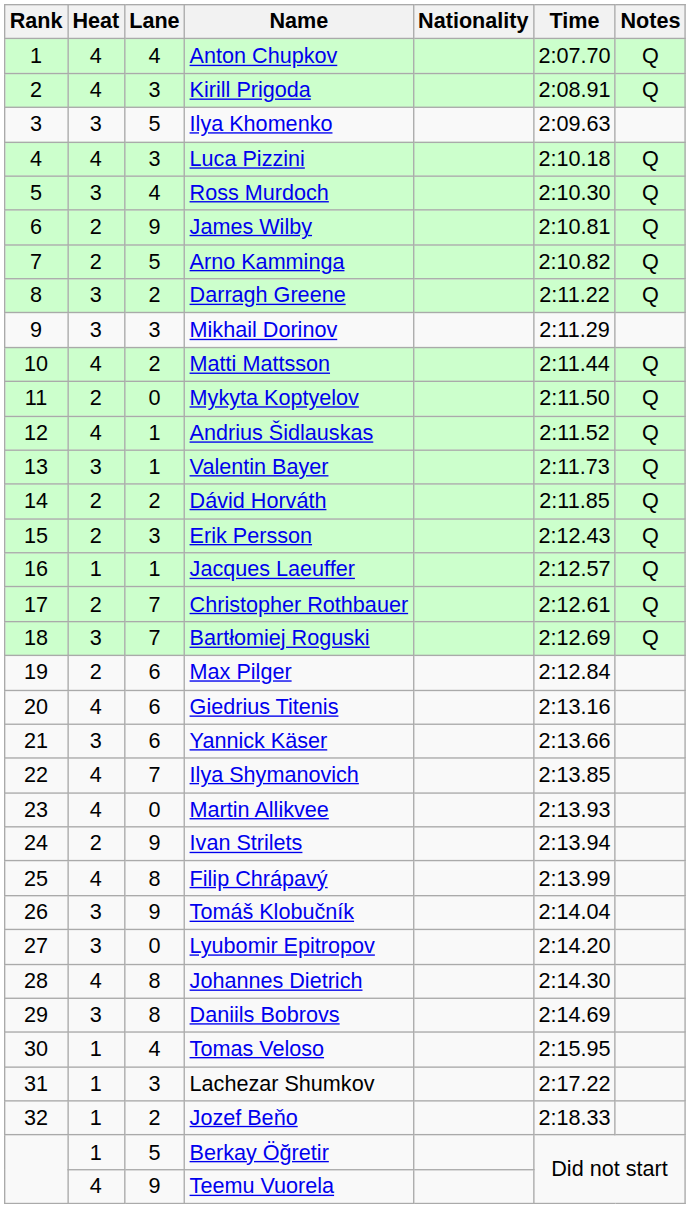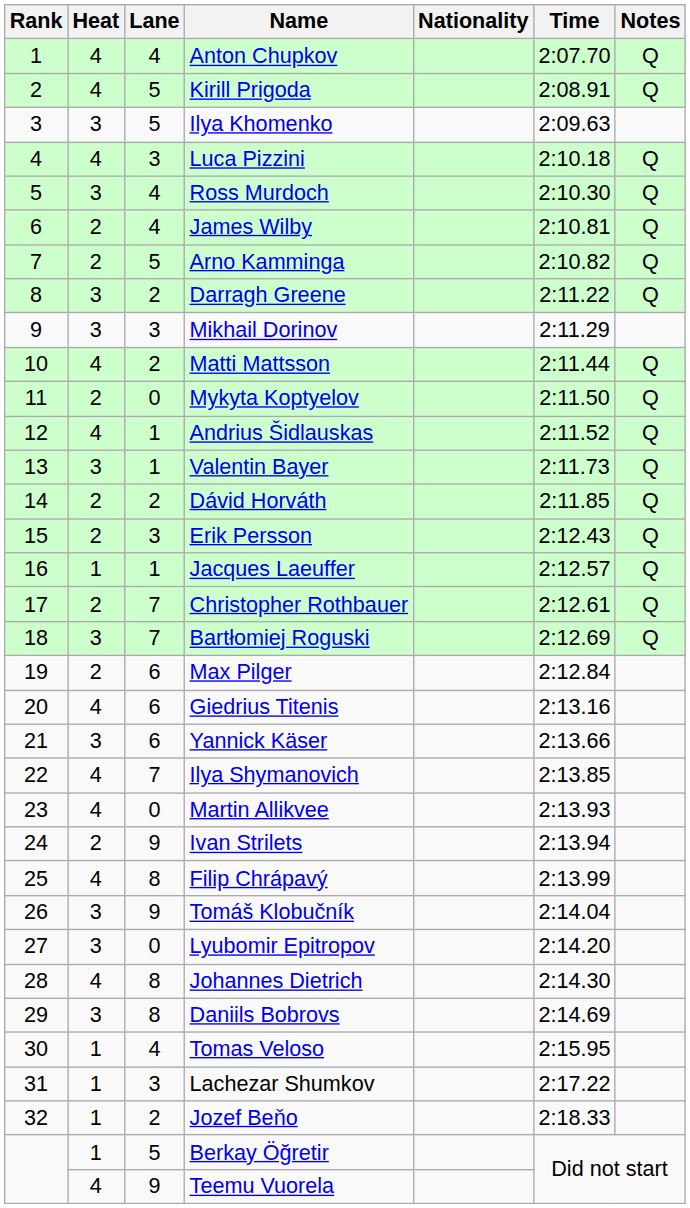(154, 90) 3 -> (154, 90) 5
(154, 227) 9 -> (154, 227) 4
